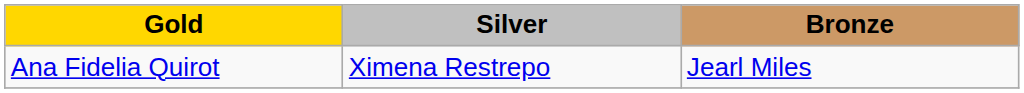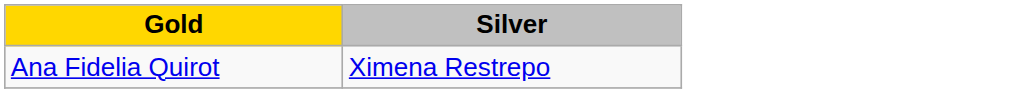- column: (850, 25)
